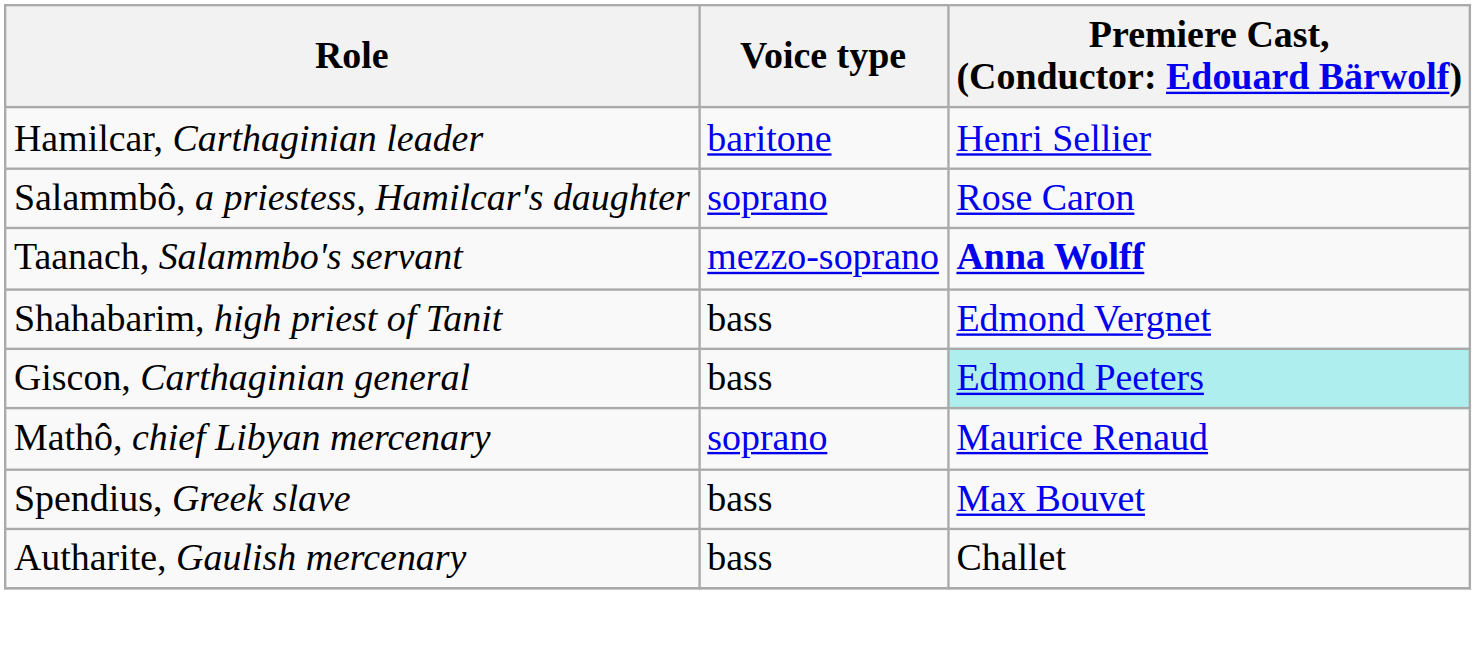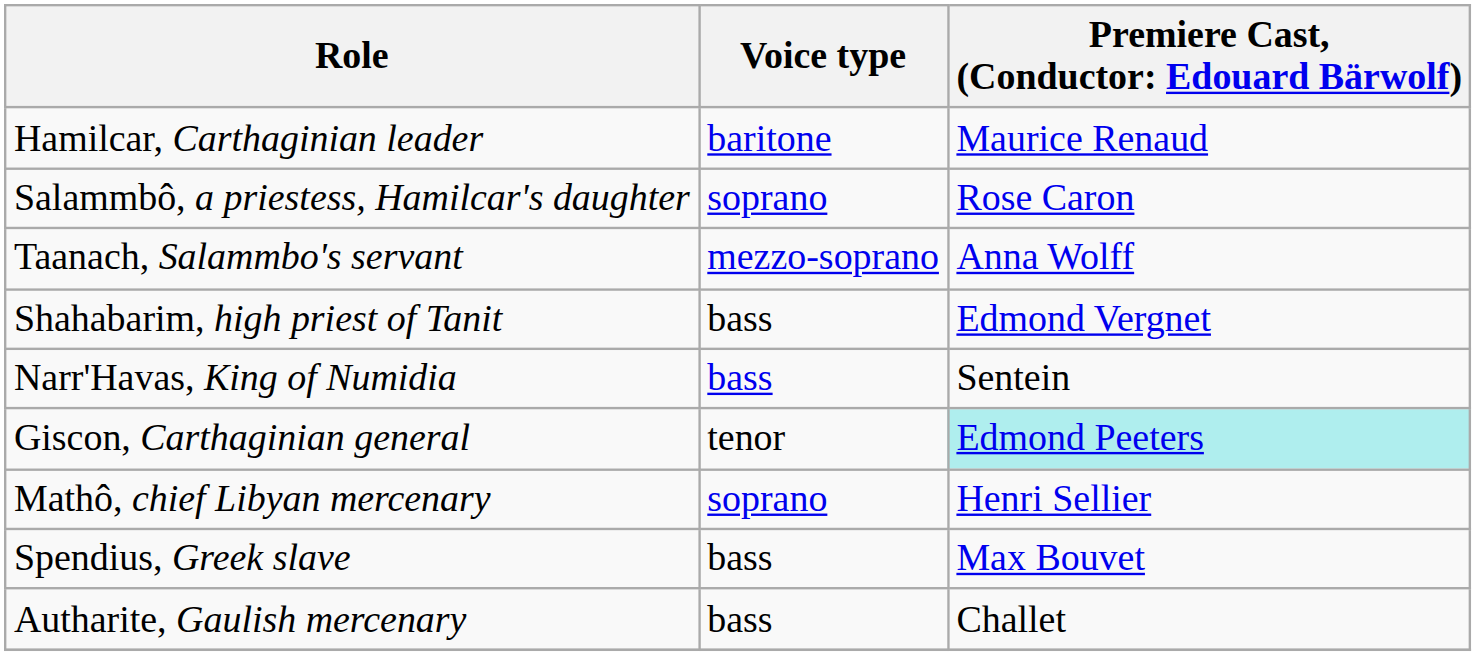(1054, 137) Henri Sellier -> (1082, 137) Maurice Renaud
(1050, 257) bold -> (1045, 257) normal
+ row: (235, 377)
(740, 377) bass -> (746, 438) tenor
(1082, 438) Maurice Renaud -> (1054, 498) Henri Sellier
